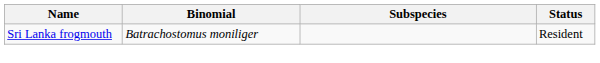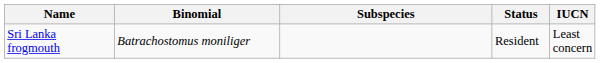+ column: (573, 14)
